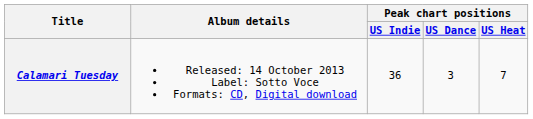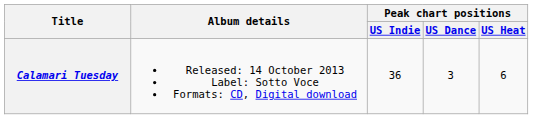(503, 76) 7 -> (503, 76) 6
